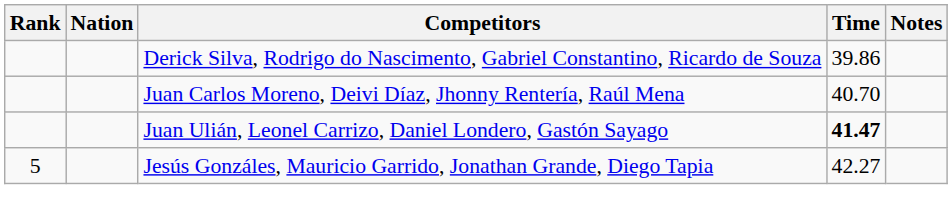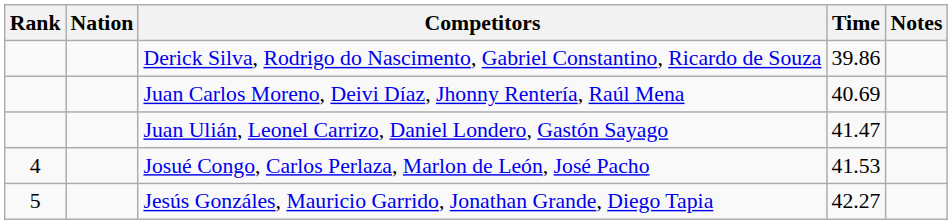(856, 94) 40.70 -> (856, 94) 40.69
(856, 130) bold -> (856, 130) normal
+ row: (396, 165)
